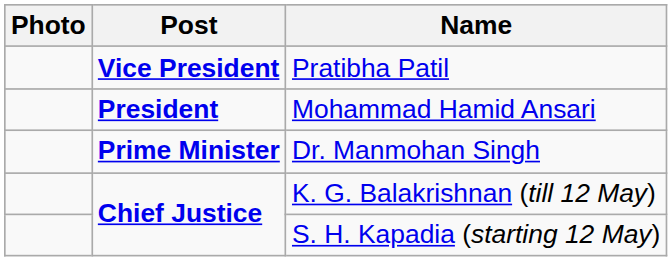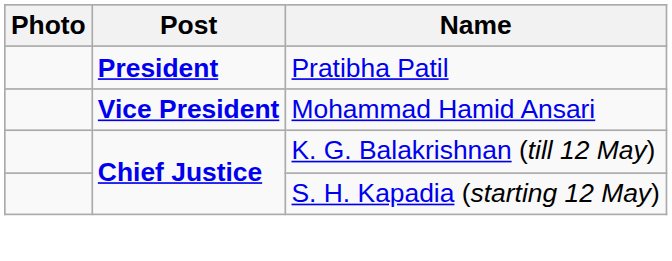(189, 67) Vice President -> (158, 67) President
(158, 109) President -> (189, 109) Vice President
- row: (416, 151)
